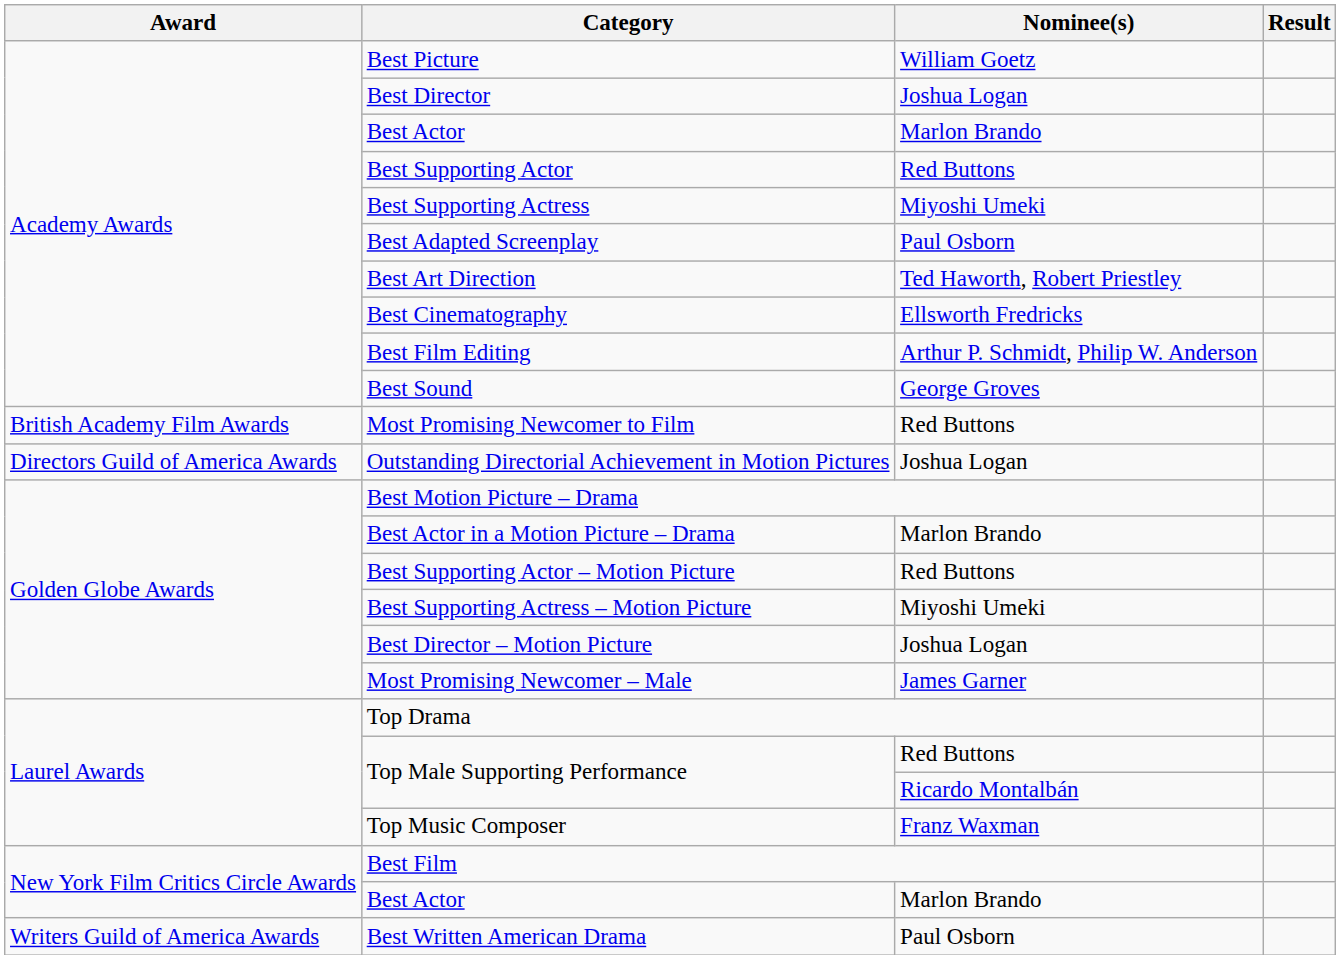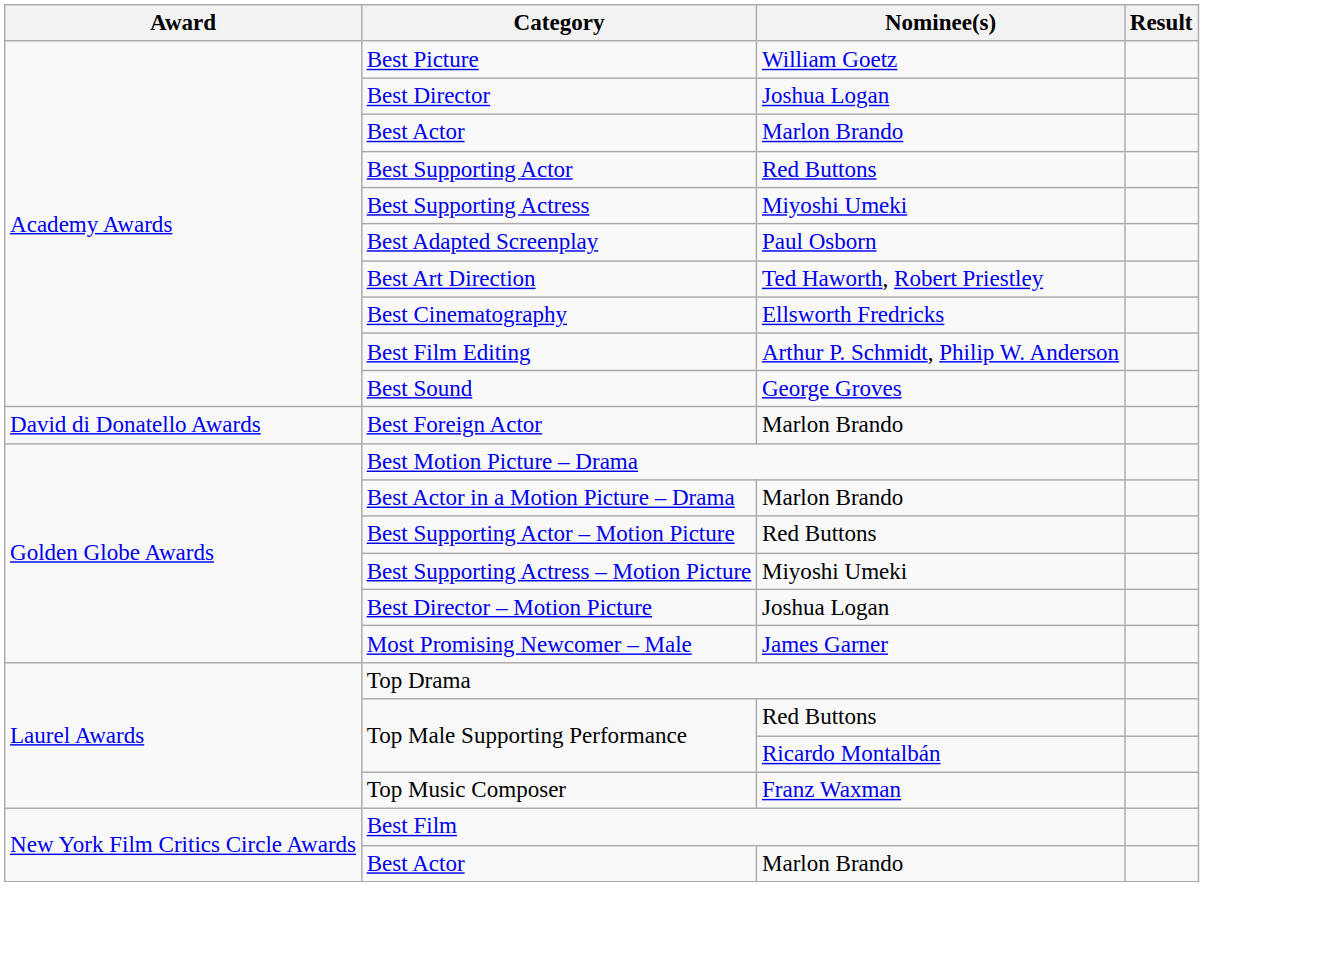- row: (531, 424)
+ row: (454, 424)
- row: (628, 461)
- row: (506, 936)
